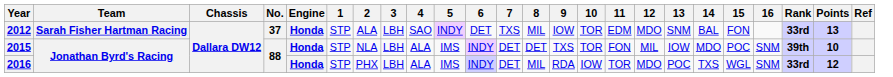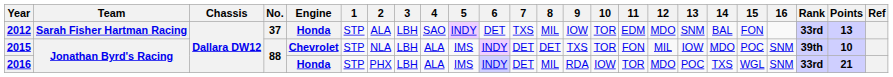(307, 47) Honda -> (314, 47) Chevrolet
(833, 64) 12 -> (847, 64) 21
